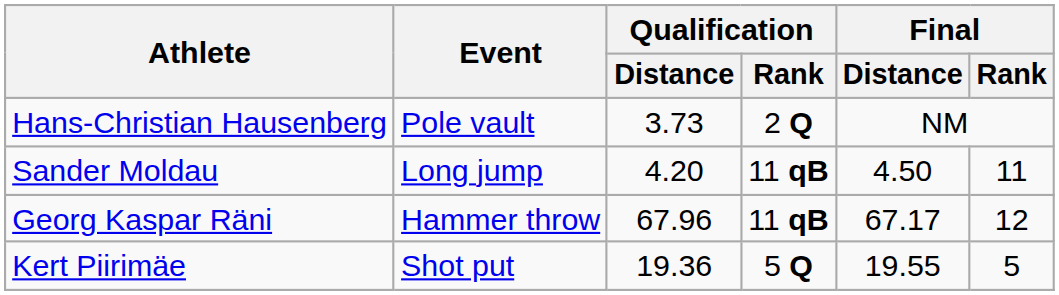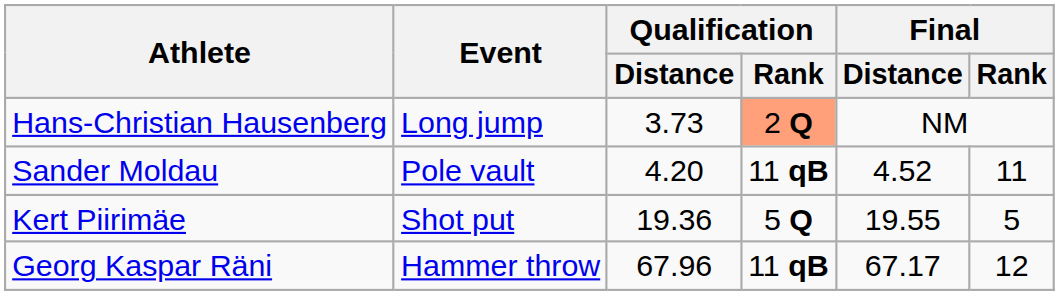(468, 123) Pole vault -> (472, 123) Long jump
(788, 123) no background -> (788, 123) lightsalmon background
(472, 171) Long jump -> (468, 171) Pole vault
(903, 171) 4.50 -> (903, 171) 4.52
rows swapped: (99, 267) <-> (142, 219)
